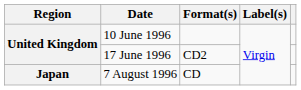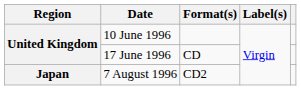(195, 54) CD2 -> (192, 54) CD
(192, 74) CD -> (195, 74) CD2
